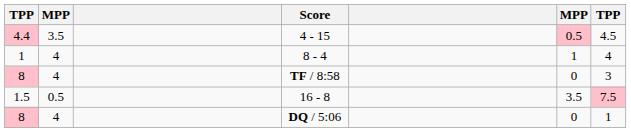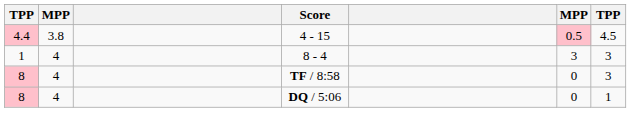(56, 35) 3.5 -> (56, 35) 3.8
(574, 55) 1 -> (574, 55) 3
(608, 55) 4 -> (608, 55) 3
- row: (315, 96)
